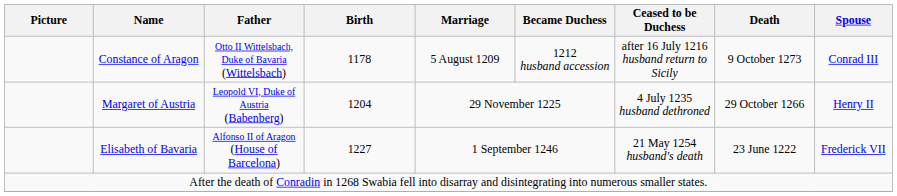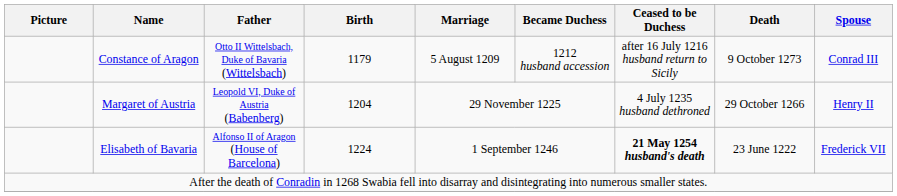(359, 59) 1178 -> (359, 59) 1179
(359, 150) 1227 -> (359, 150) 1224
(665, 150) normal -> (665, 150) bold
